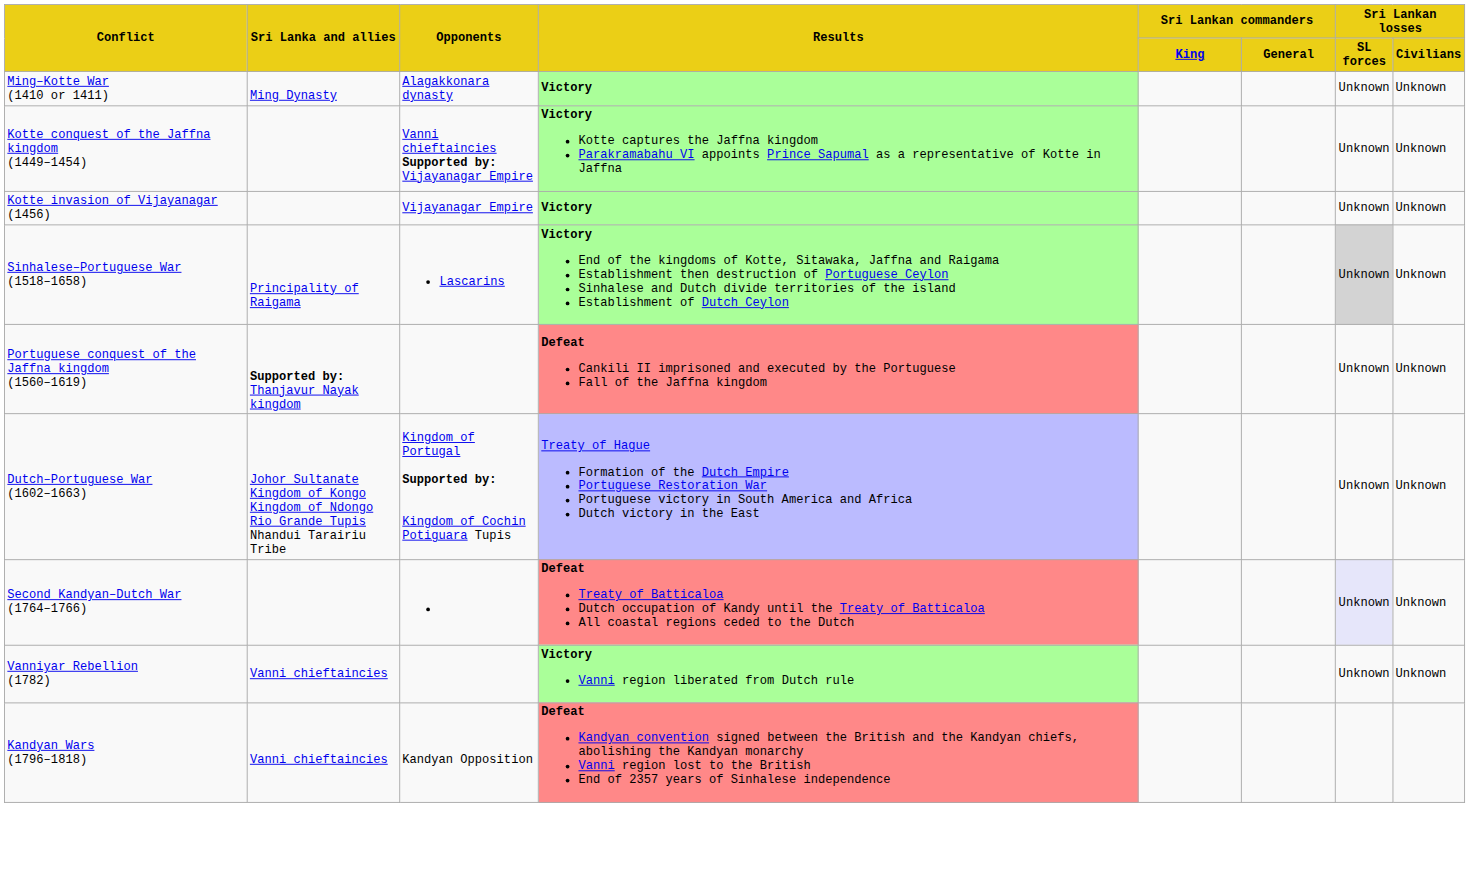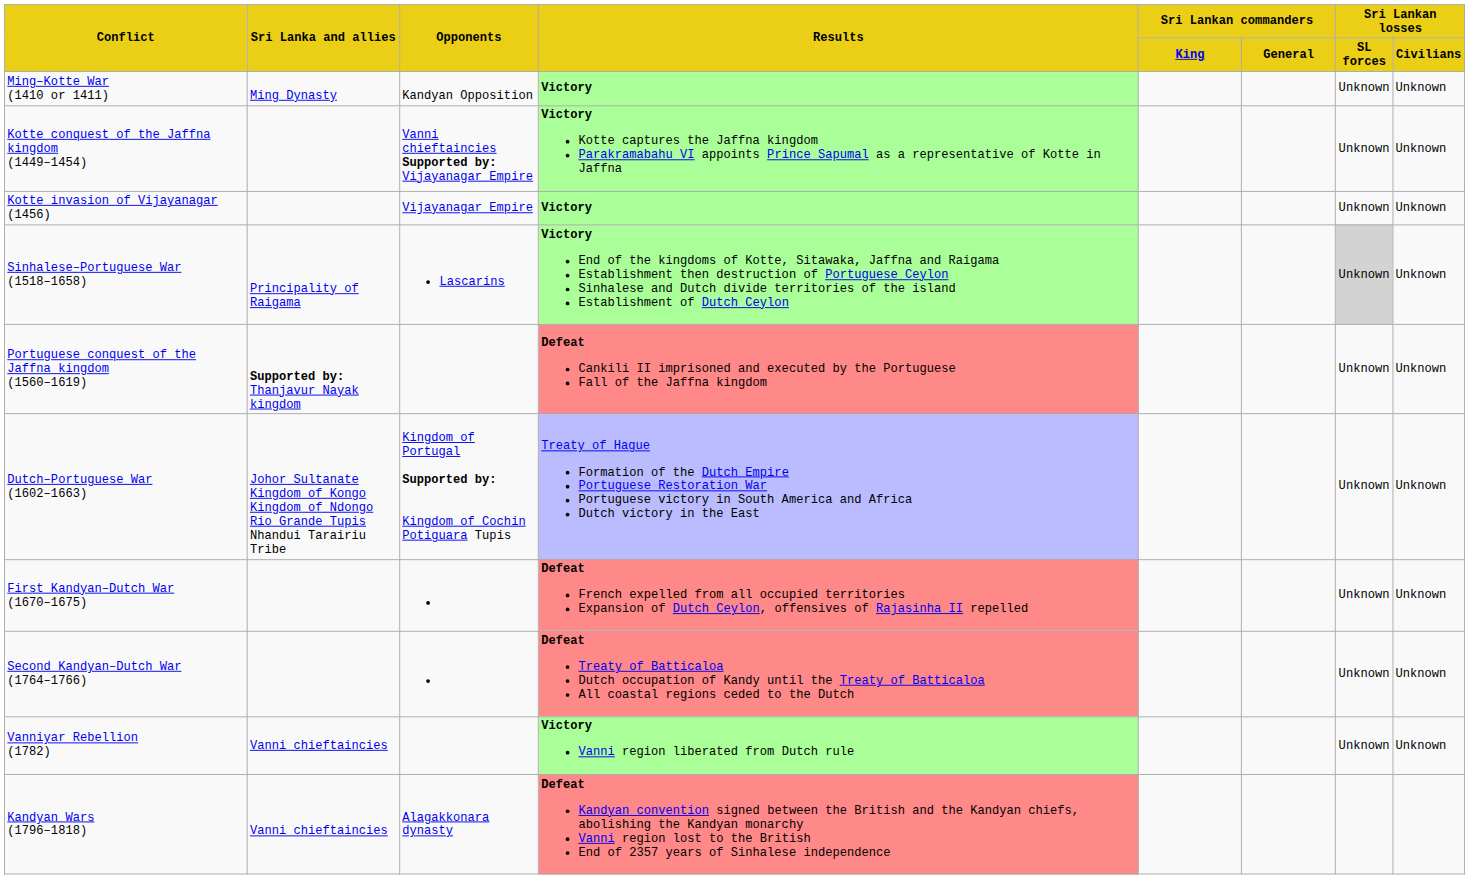(446, 89) Alagakkonara dynasty -> (468, 96) Kandyan Opposition
+ row: (91, 595)
(1364, 602) lavender background -> (1364, 674) no background
(468, 760) Kandyan Opposition -> (446, 824) Alagakkonara dynasty
